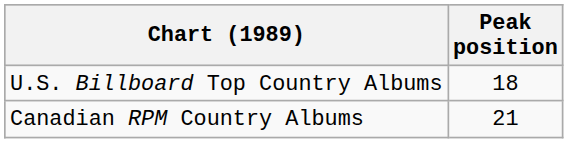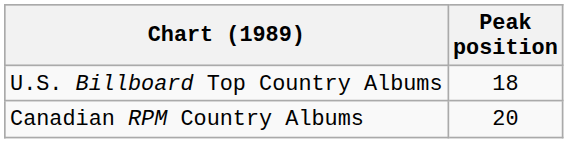(505, 119) 21 -> (505, 119) 20
